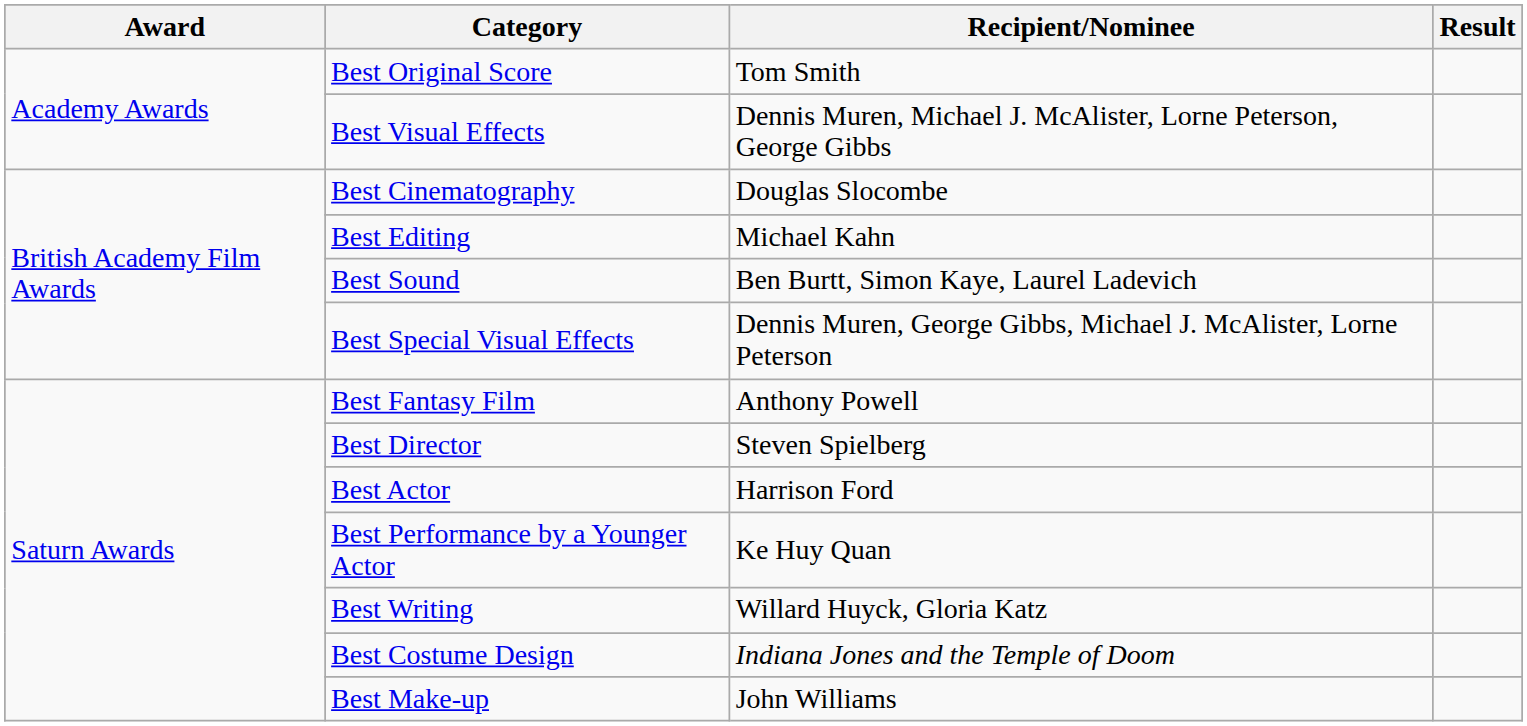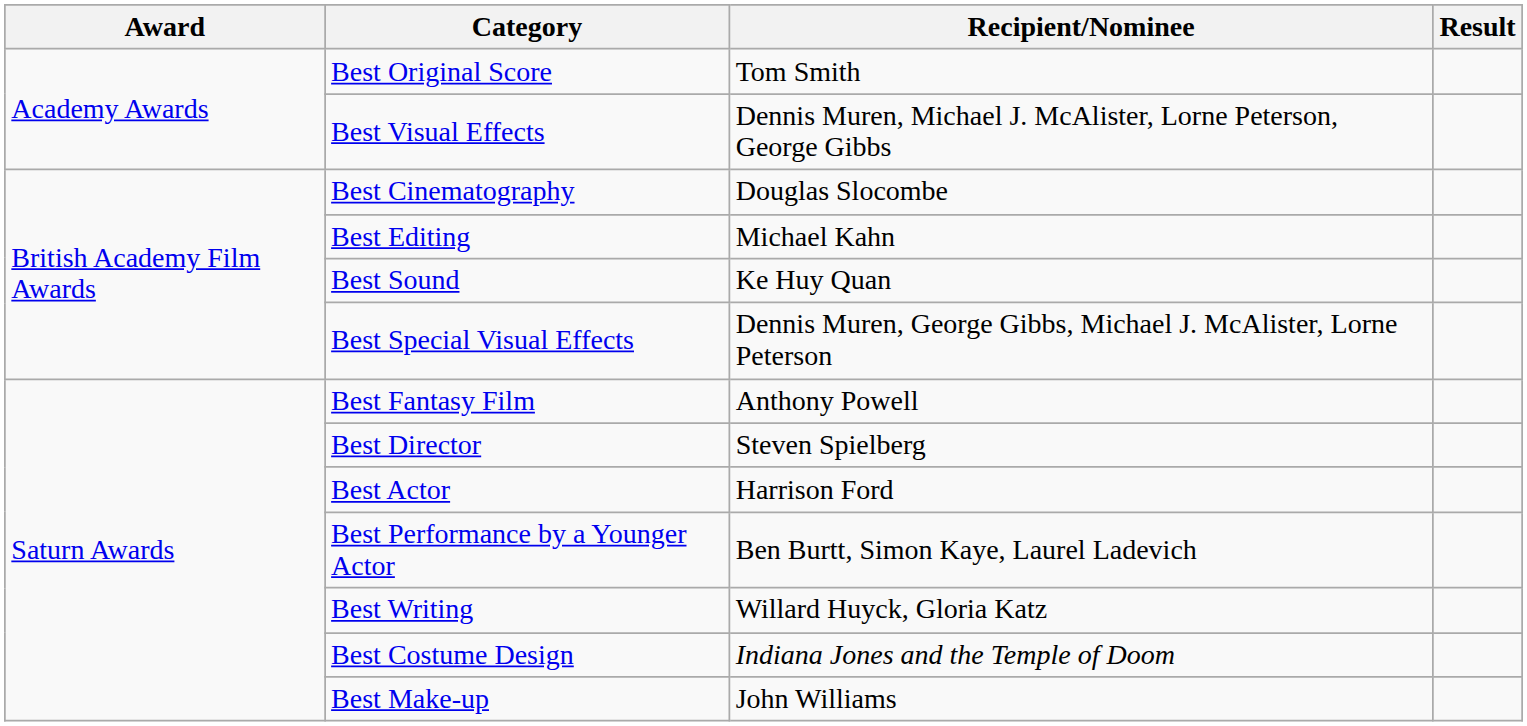(966, 280) Ben Burtt, Simon Kaye, Laurel Ladevich -> (813, 280) Ke Huy Quan
(813, 549) Ke Huy Quan -> (966, 549) Ben Burtt, Simon Kaye, Laurel Ladevich
